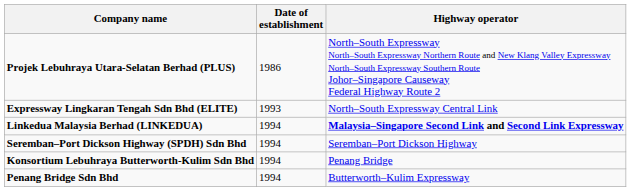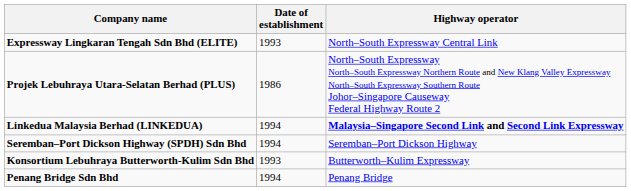rows swapped: (121, 67) <-> (122, 108)
(270, 160) 1994 -> (270, 160) 1993
(360, 160) Penang Bridge -> (399, 160) Butterworth–Kulim Expressway
(399, 177) Butterworth–Kulim Expressway -> (360, 177) Penang Bridge
